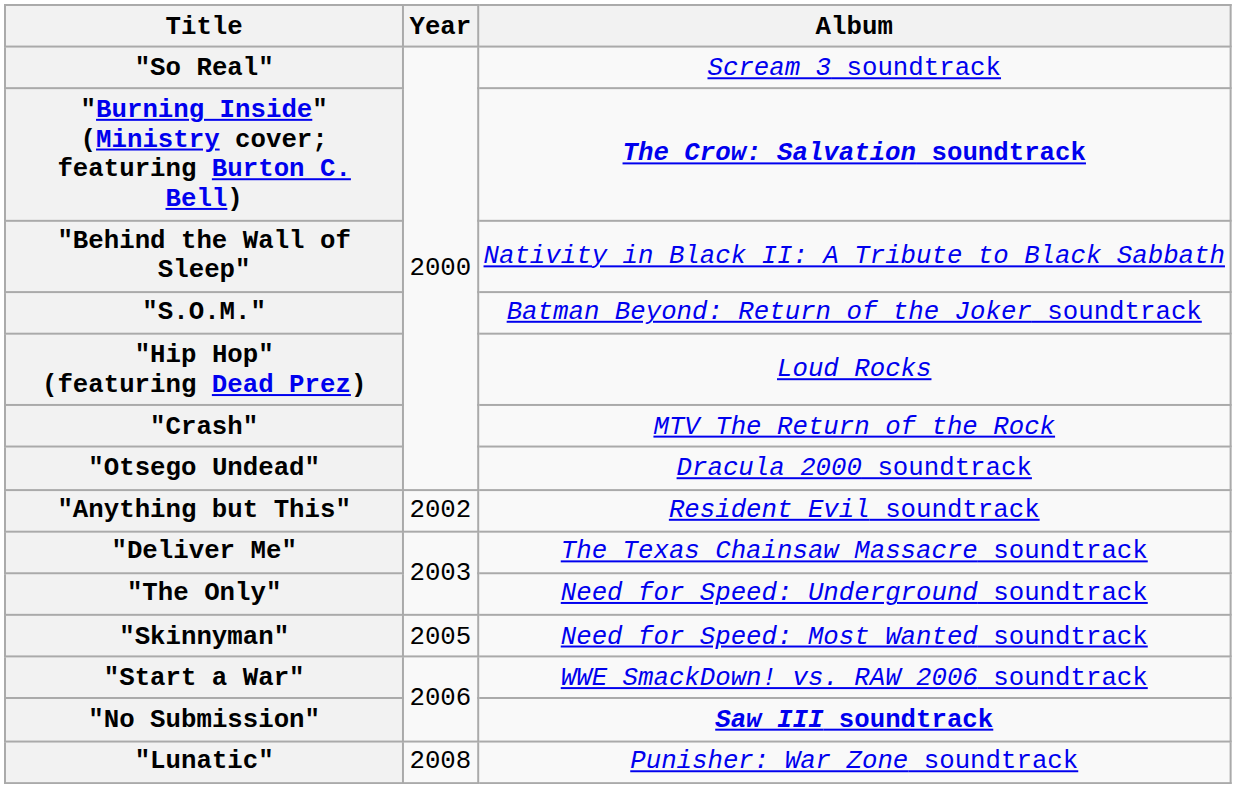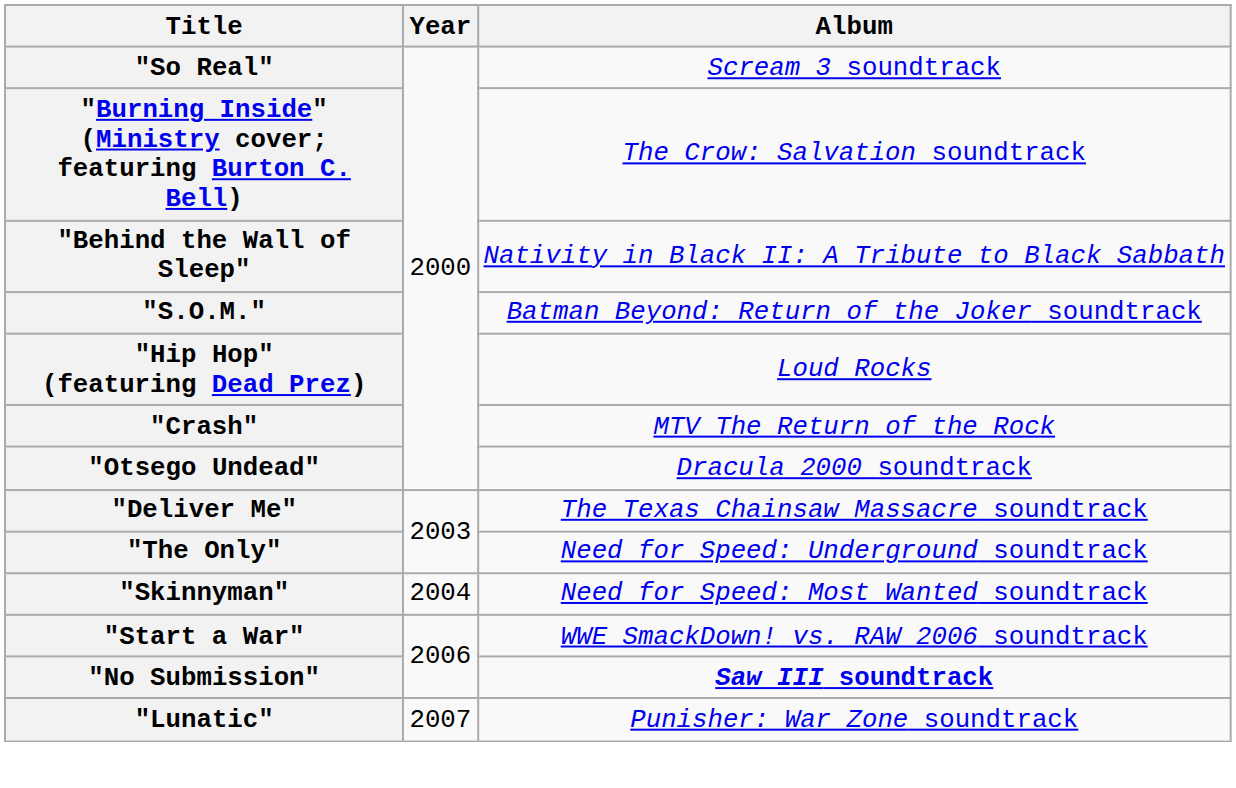(854, 154) bold -> (854, 154) normal
- row: (204, 510)
(440, 636) 2005 -> (440, 594) 2004
(440, 762) 2008 -> (440, 720) 2007
